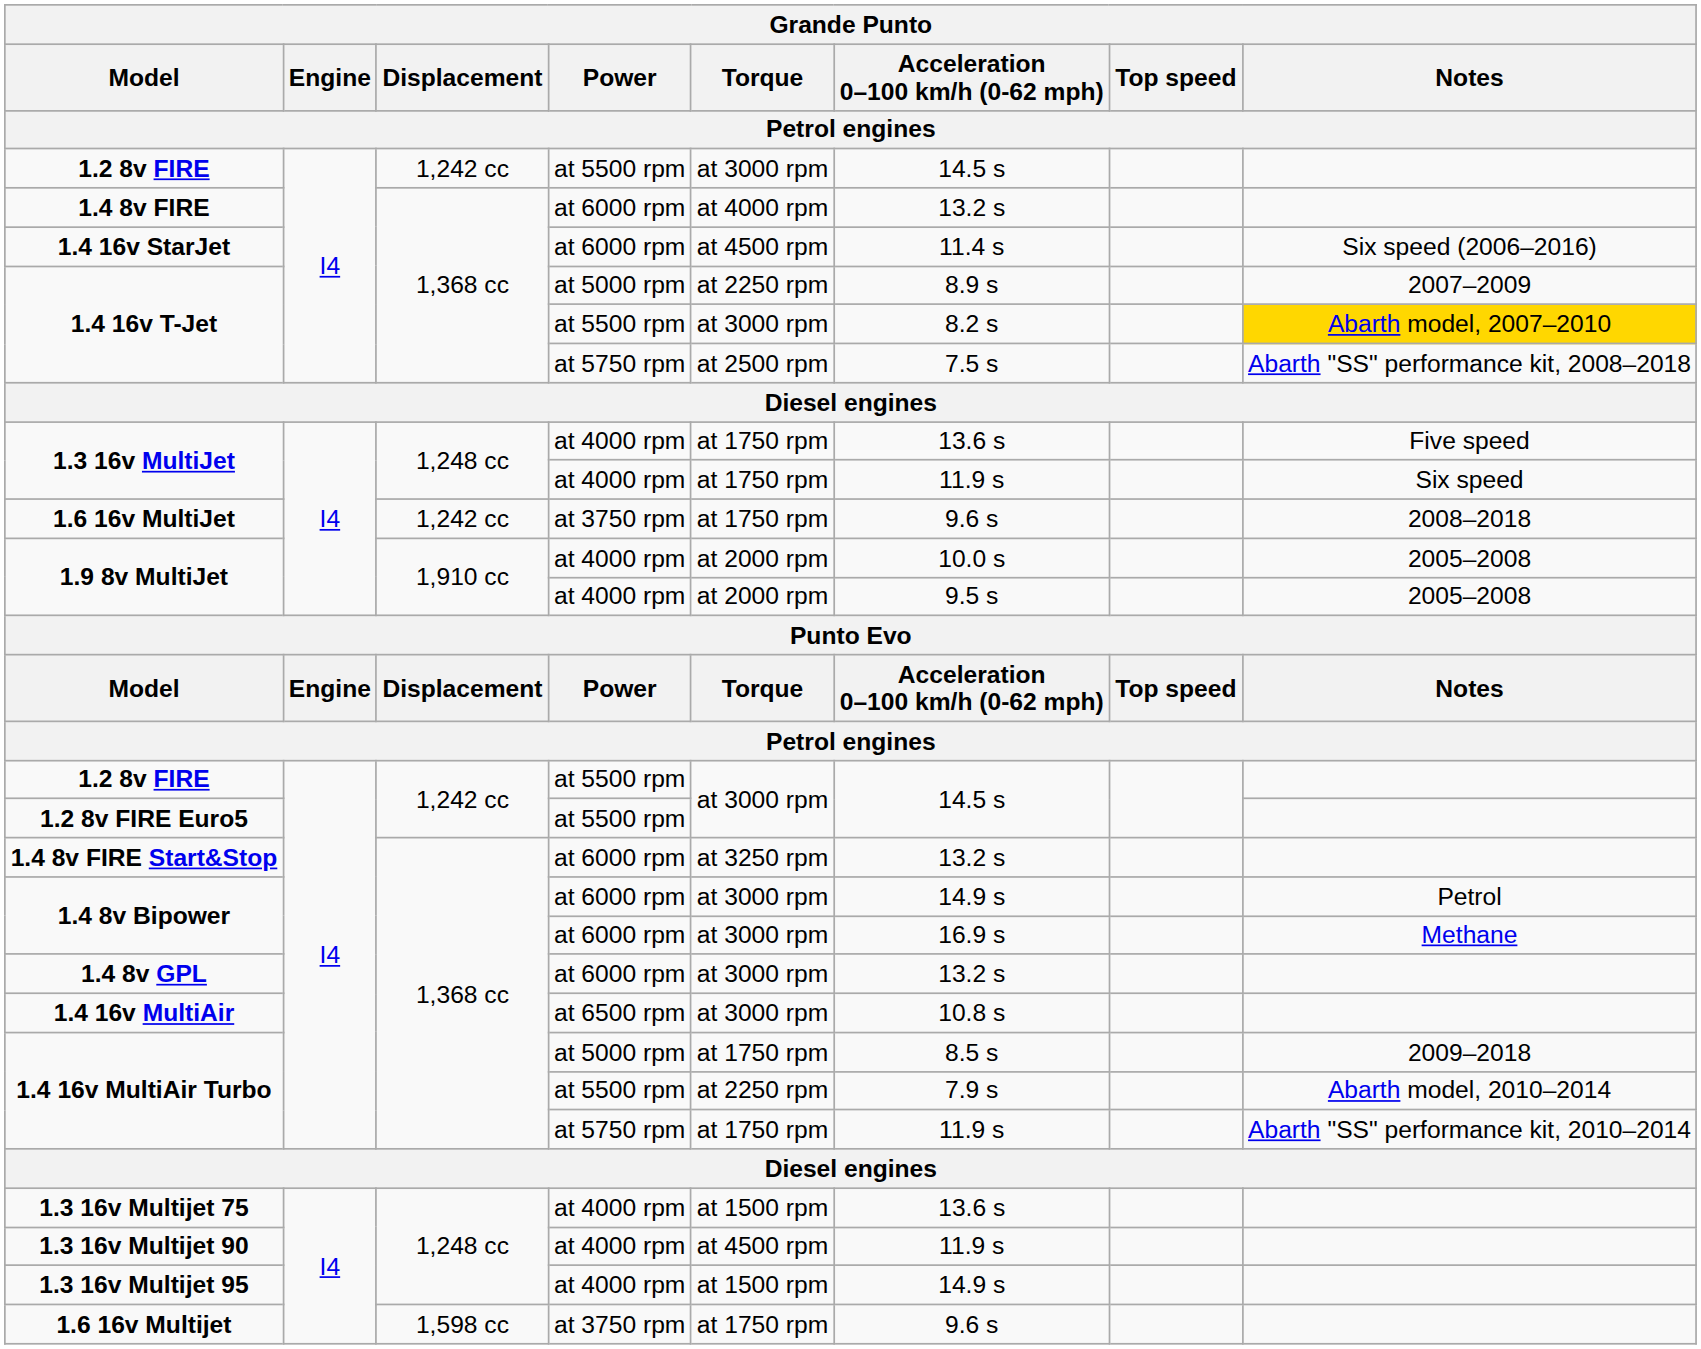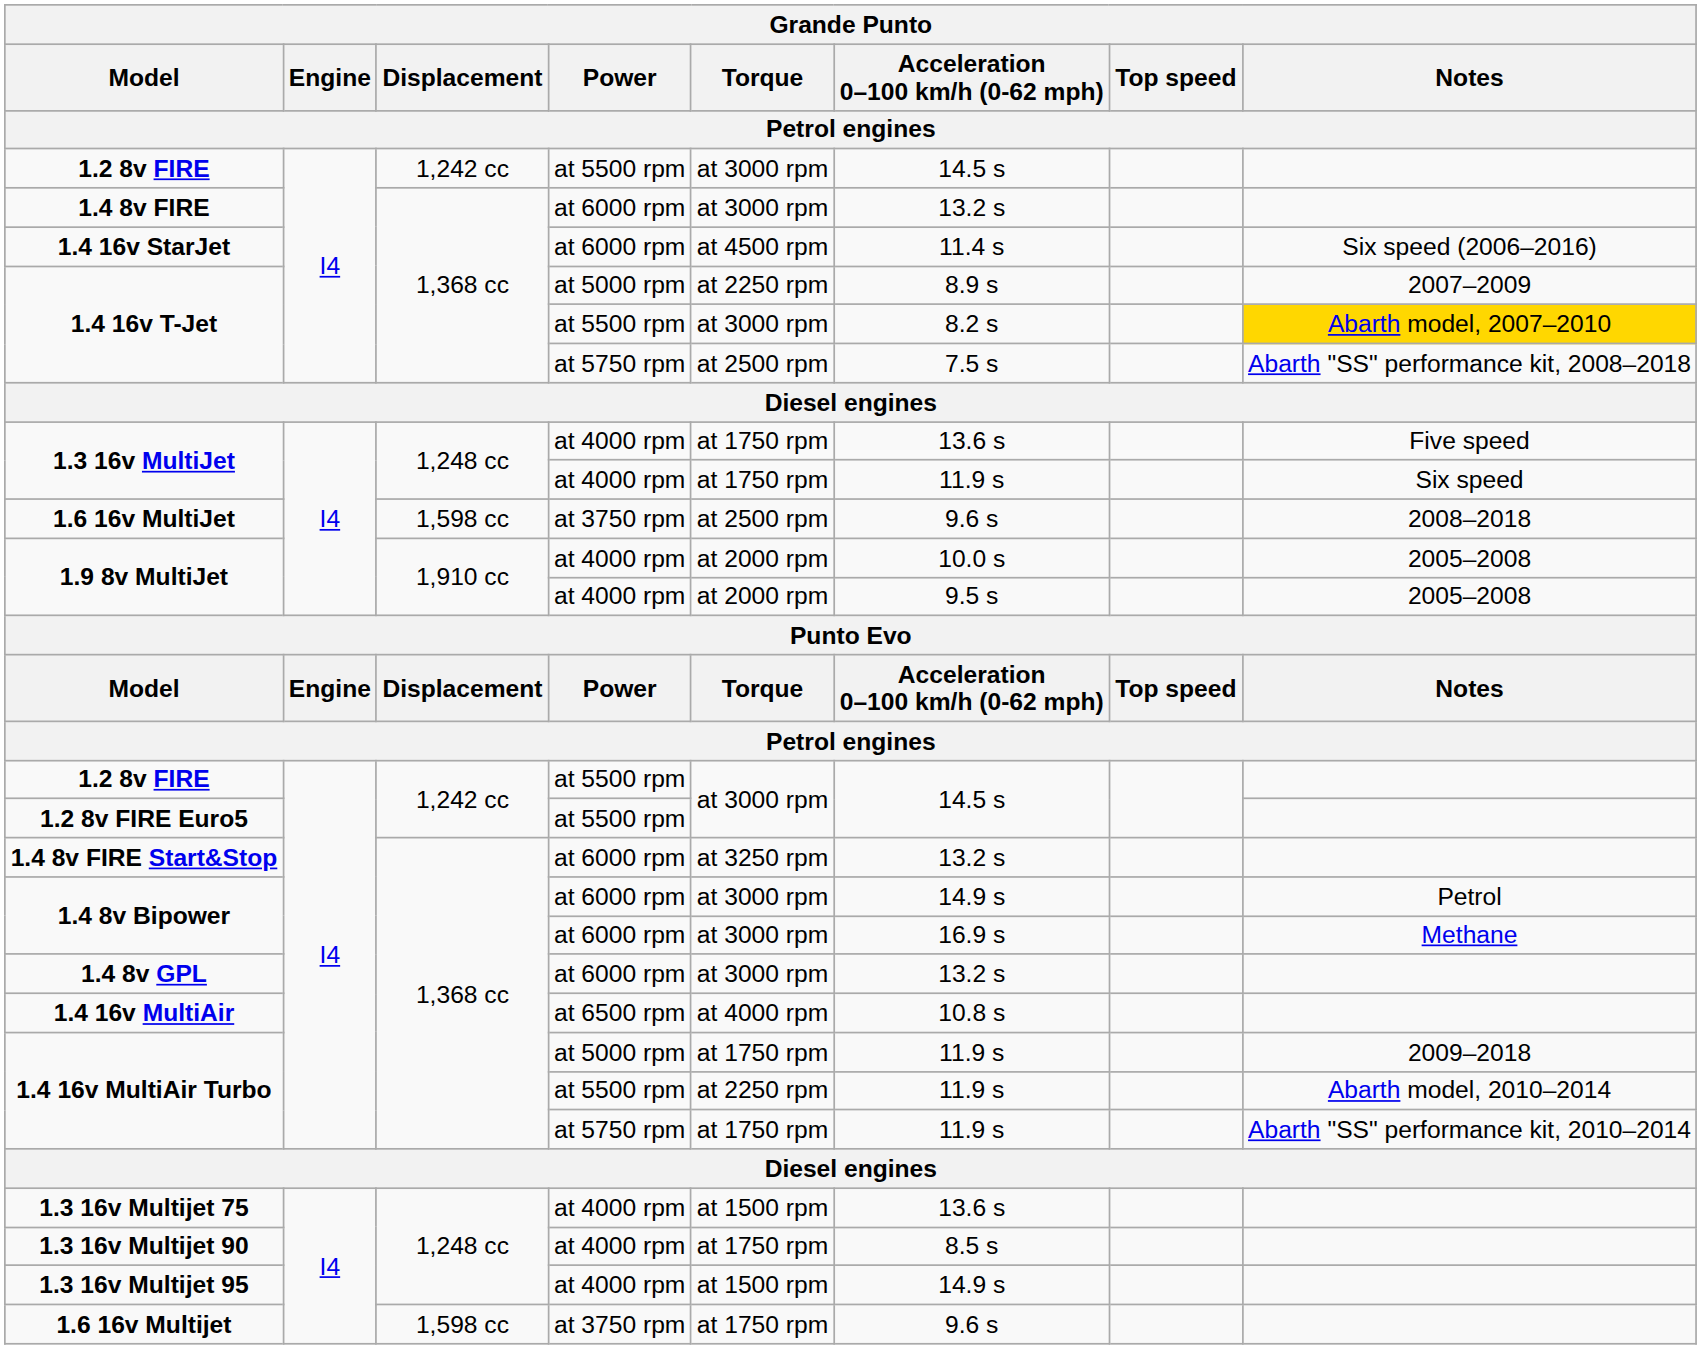(763, 208) at 4000 rpm -> (763, 208) at 3000 rpm
(462, 519) 1,242 cc -> (462, 519) 1,598 cc
(763, 519) at 1750 rpm -> (763, 519) at 2500 rpm
(763, 1013) at 3000 rpm -> (763, 1013) at 4000 rpm
(972, 1052) 8.5 s -> (972, 1052) 11.9 s
(972, 1091) 7.9 s -> (972, 1091) 11.9 s
(763, 1246) at 4500 rpm -> (763, 1246) at 1750 rpm
(972, 1246) 11.9 s -> (972, 1246) 8.5 s
